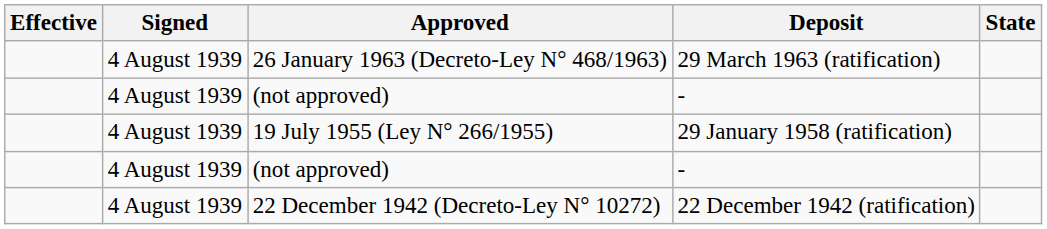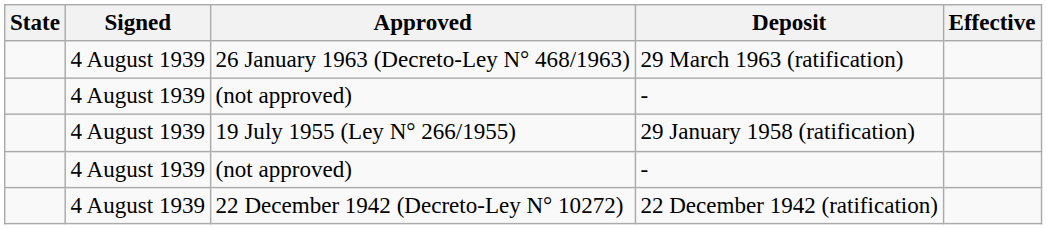columns swapped: (1011, 22) <-> (54, 22)
